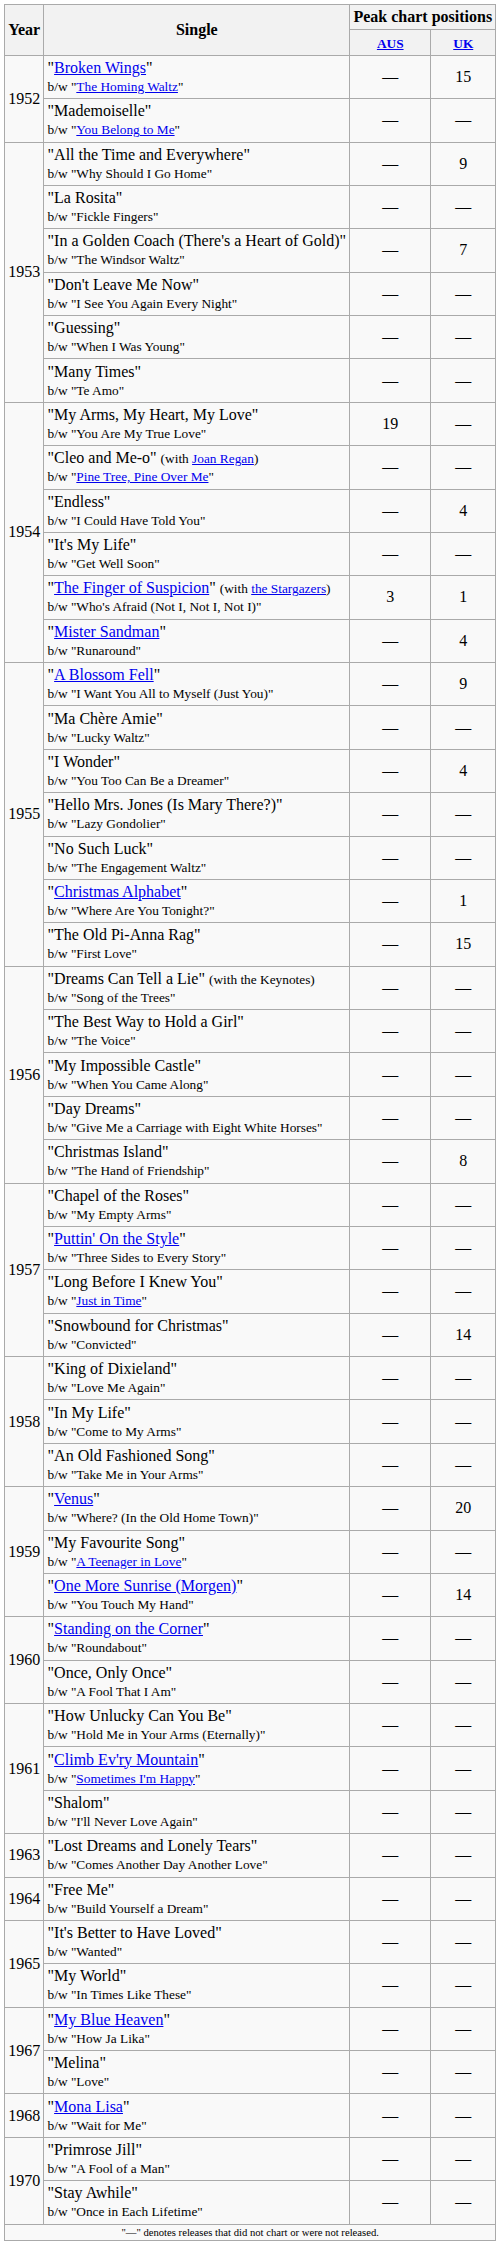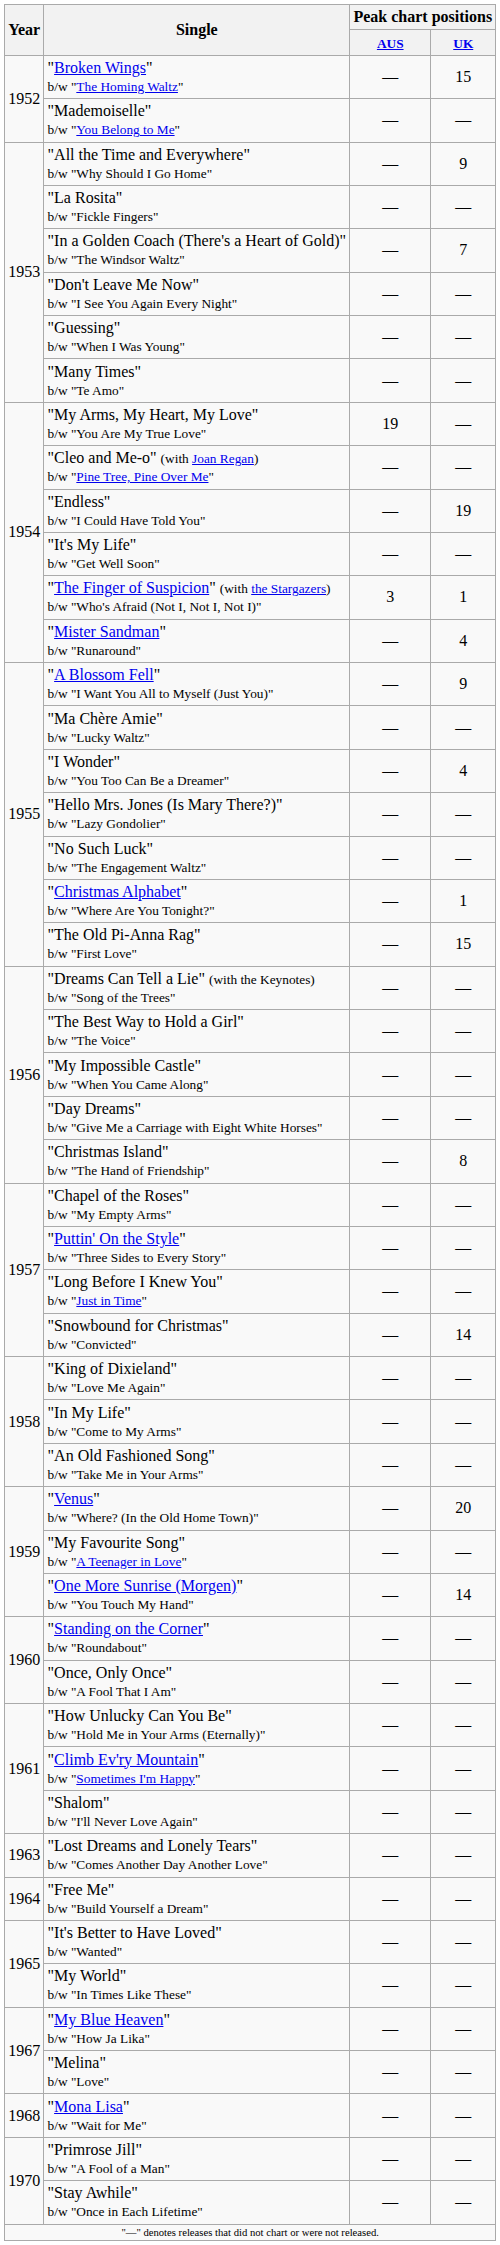(463, 510) 4 -> (463, 510) 19
